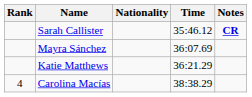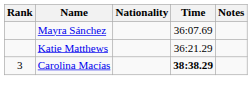- row: (70, 30)
(20, 83) 4 -> (20, 65) 3
(193, 83) normal -> (193, 65) bold
